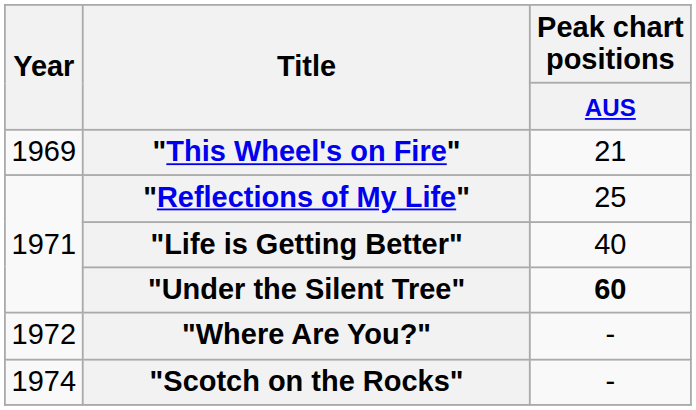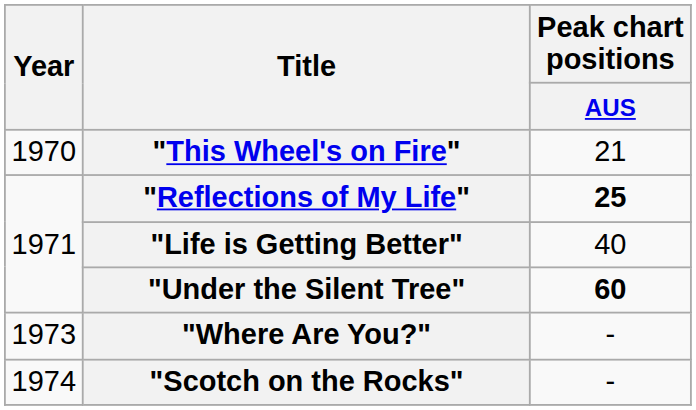(44, 151) 1969 -> (44, 151) 1970
(610, 197) normal -> (610, 197) bold
(44, 335) 1972 -> (44, 335) 1973
